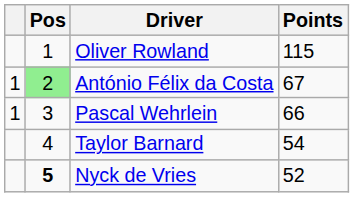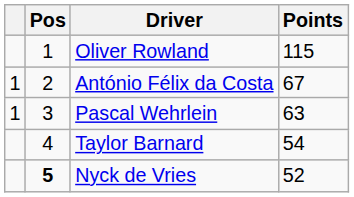(48, 82) lightgreen background -> (48, 82) no background
(294, 113) 66 -> (294, 113) 63
